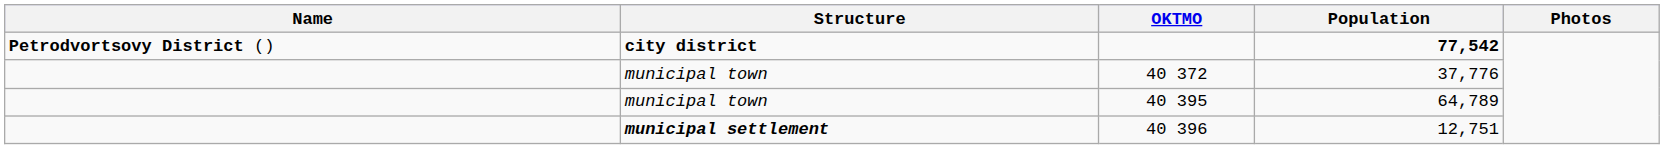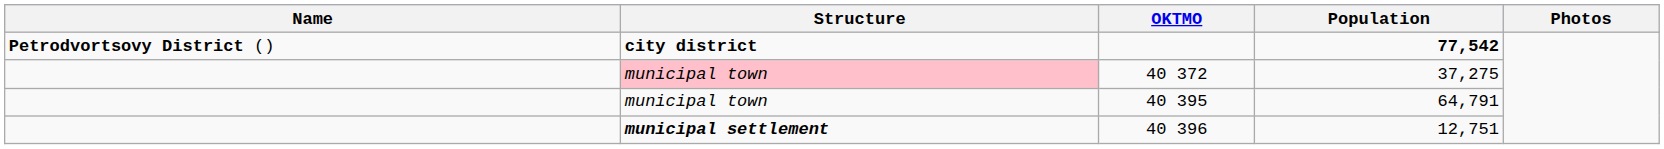(696, 74) no background -> (696, 74) pink background
(1468, 74) 37,776 -> (1468, 74) 37,275
(1468, 102) 64,789 -> (1468, 102) 64,791
